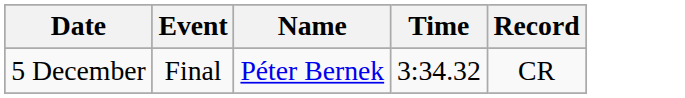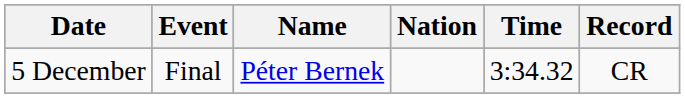+ column: (437, 26)
